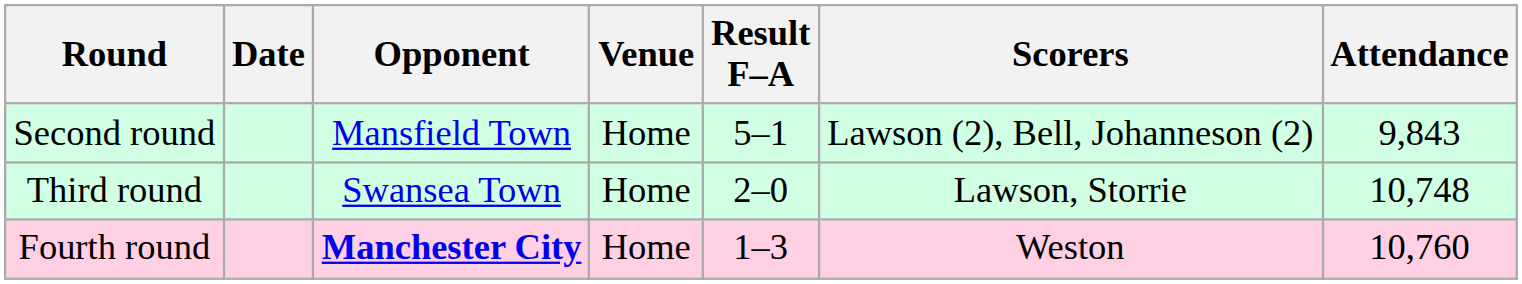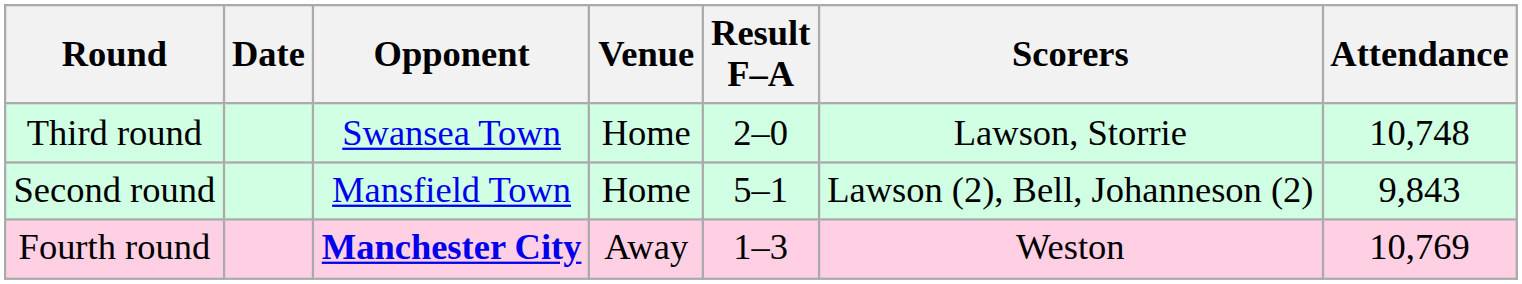rows swapped: (114, 132) <-> (114, 190)
(646, 248) Home -> (646, 248) Away
(1419, 248) 10,760 -> (1419, 248) 10,769
